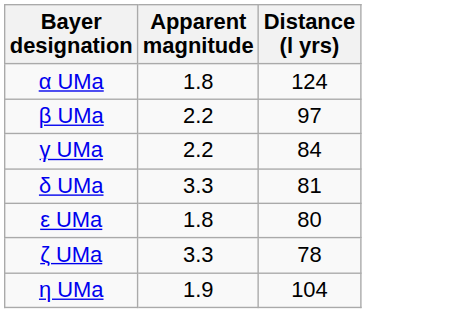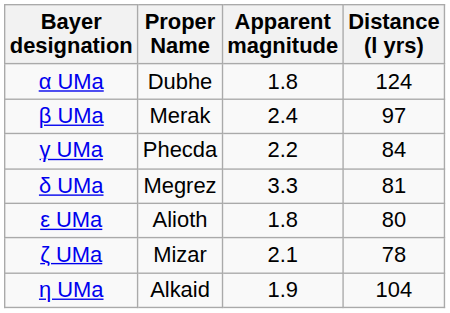+ column: (180, 34)
(198, 116) 2.2 -> (283, 116) 2.4
(198, 255) 3.3 -> (283, 255) 2.1
